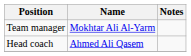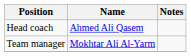rows swapped: (30, 43) <-> (36, 28)
